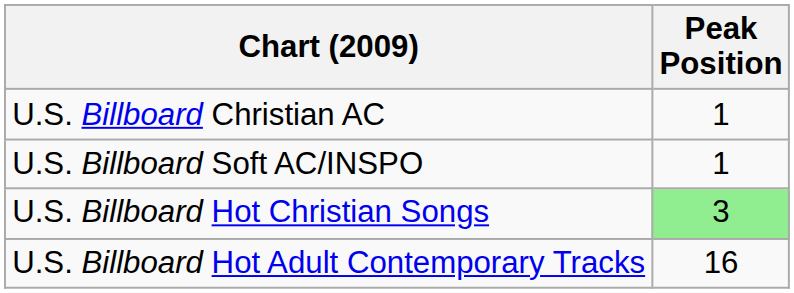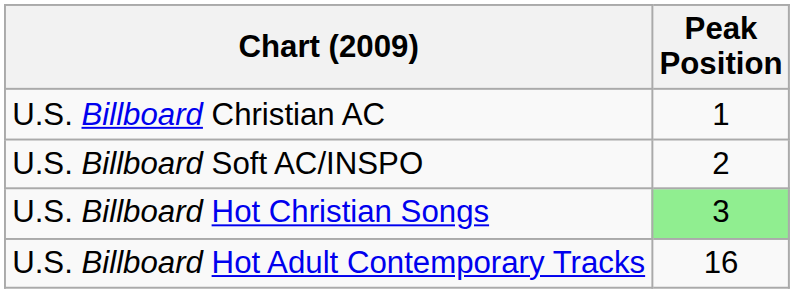(721, 163) 1 -> (721, 163) 2
